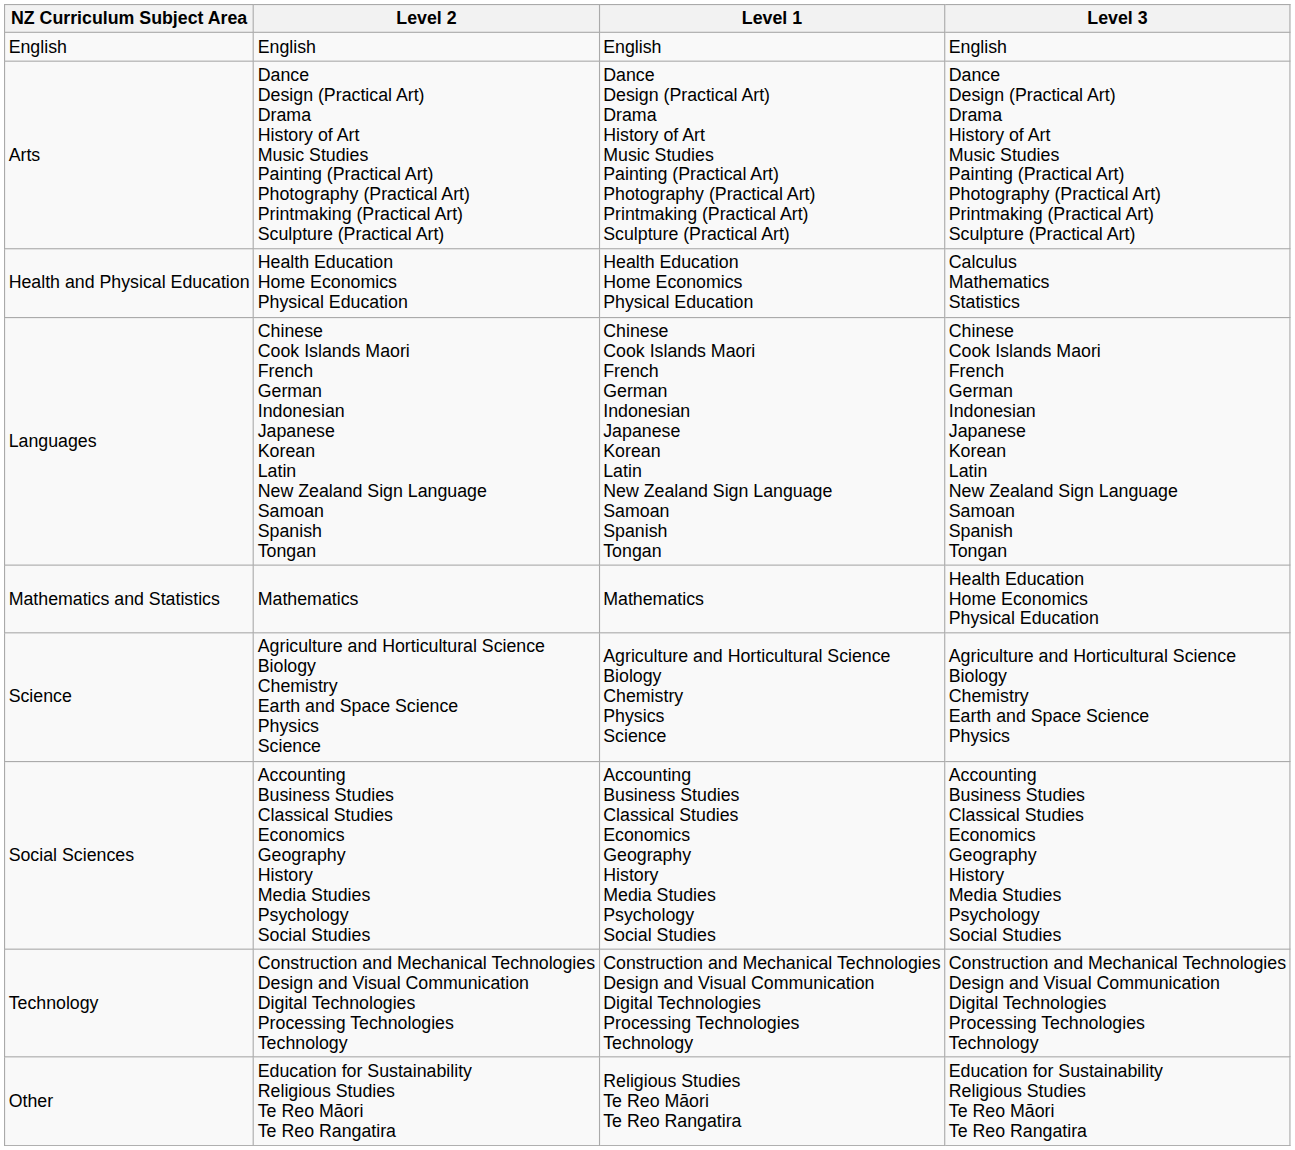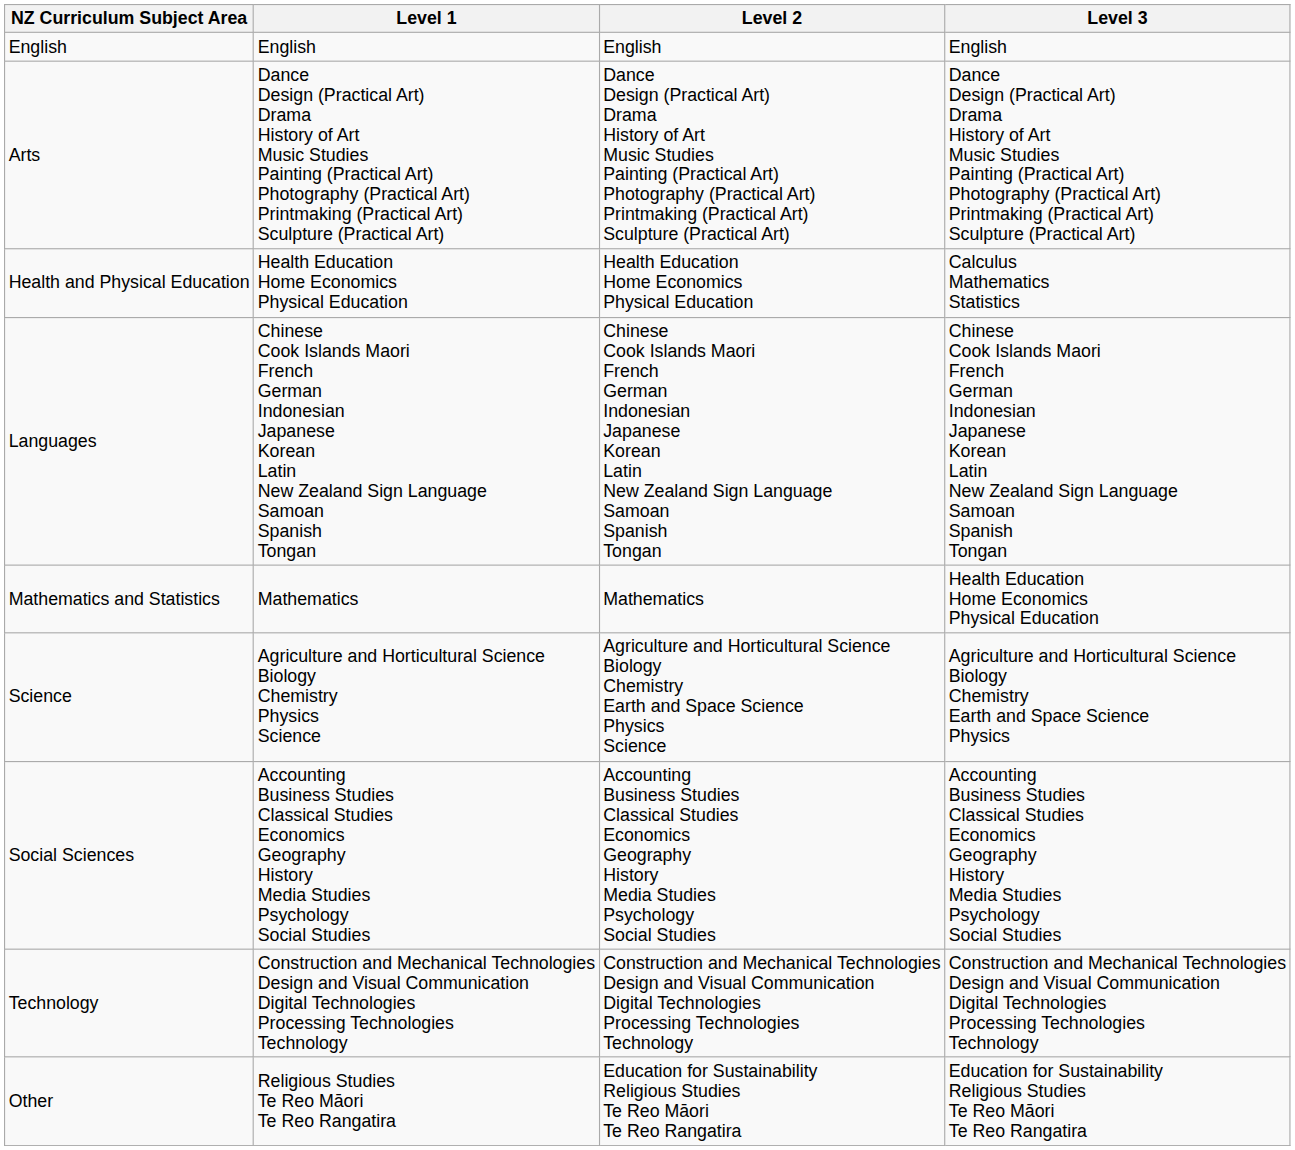columns swapped: (772, 18) <-> (426, 18)
